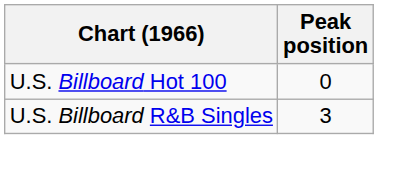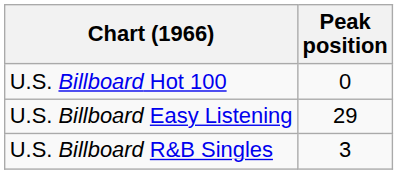+ row: (151, 116)
